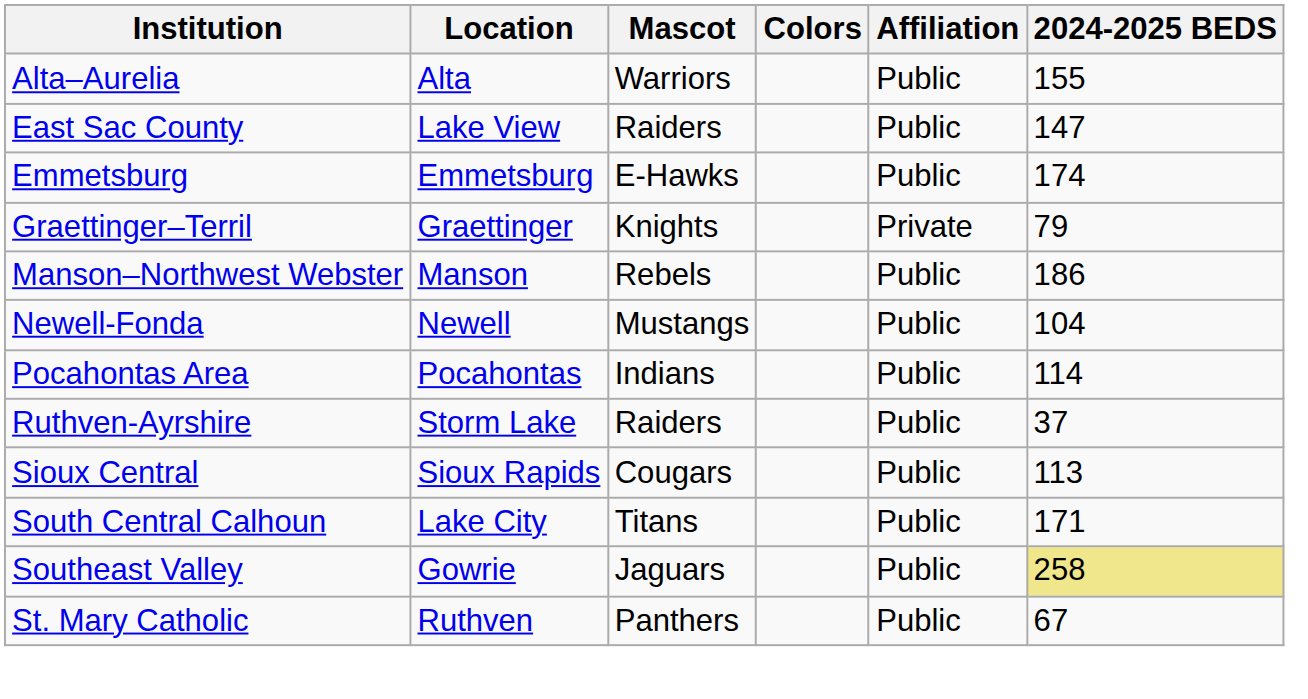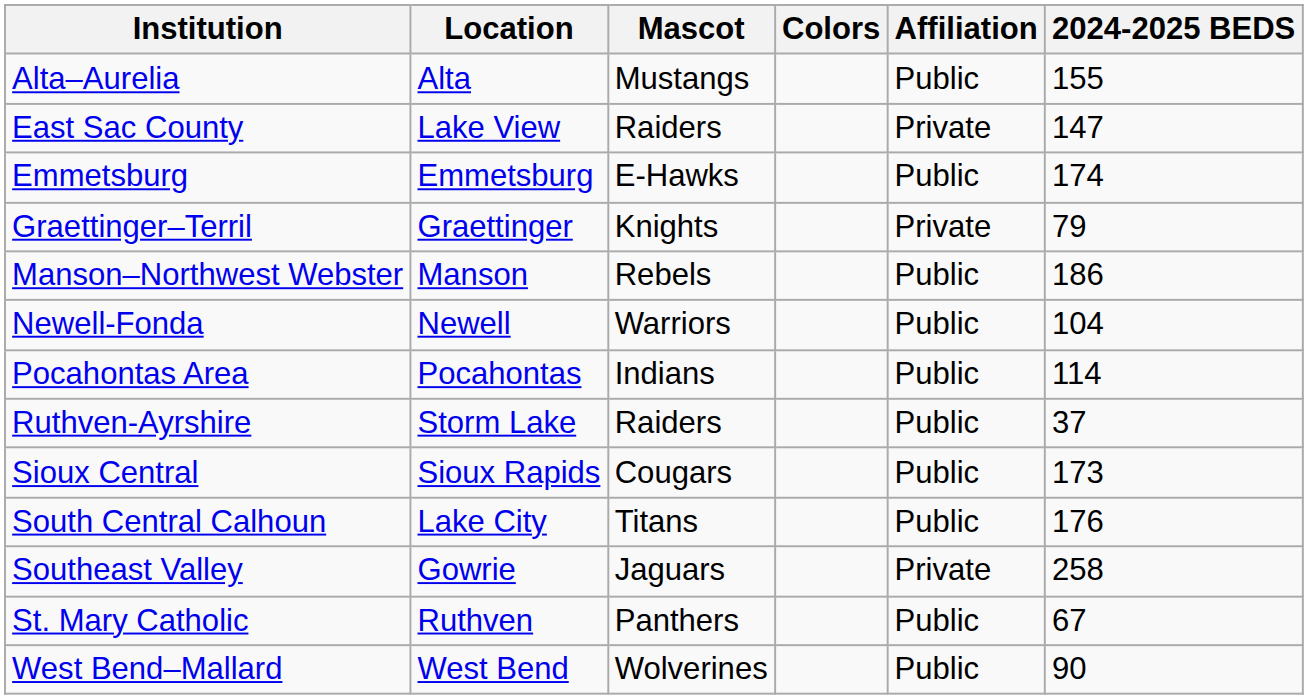(673, 78) Warriors -> (682, 78) Mustangs
(918, 127) Public -> (943, 127) Private
(682, 324) Mustangs -> (673, 324) Warriors
(1058, 472) 113 -> (1078, 472) 173
(1060, 521) 171 -> (1078, 521) 176
(918, 570) Public -> (943, 570) Private
(1060, 570) khaki background -> (1078, 570) no background
+ row: (147, 669)
